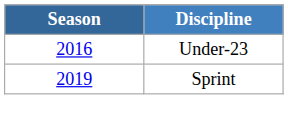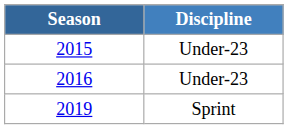+ row: (74, 49)
